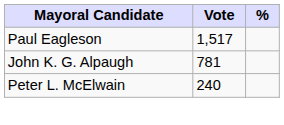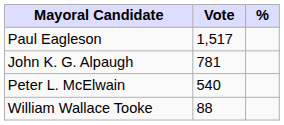(209, 85) 240 -> (209, 85) 540
+ row: (80, 108)
